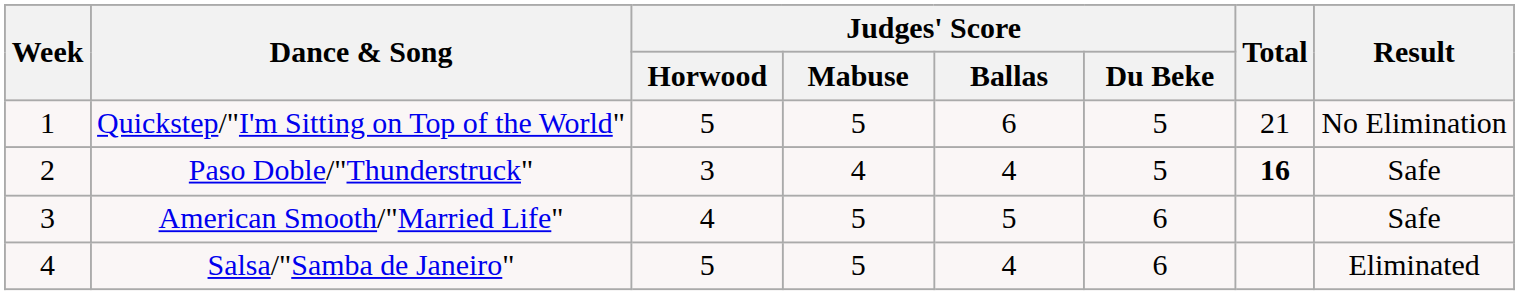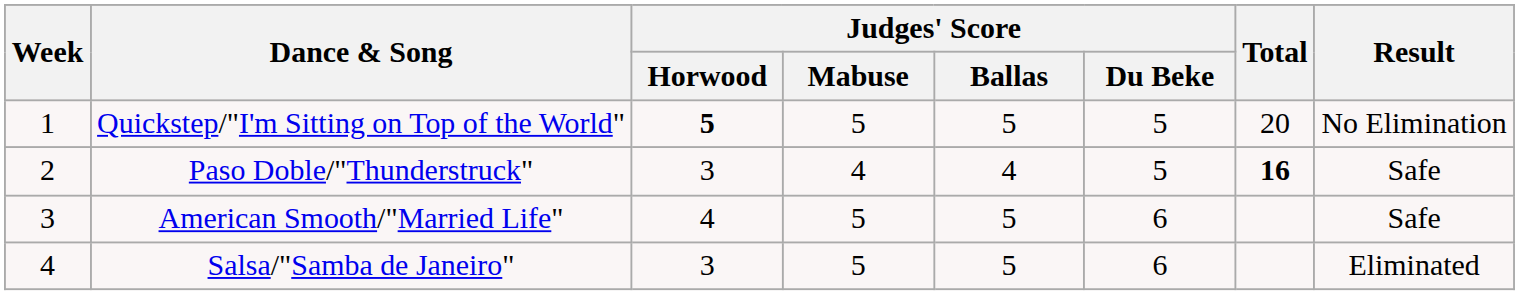(707, 123) normal -> (707, 123) bold
(1009, 123) 6 -> (1009, 123) 5
(1275, 123) 21 -> (1275, 123) 20
(707, 265) 5 -> (707, 265) 3
(1009, 265) 4 -> (1009, 265) 5
